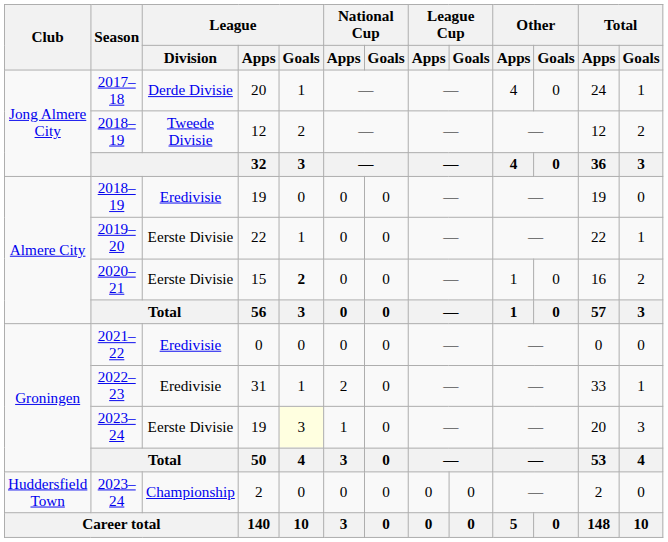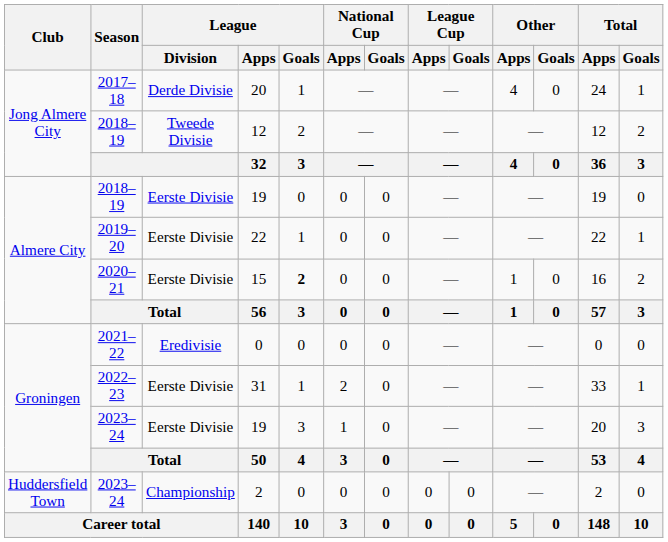(190, 196) Eredivisie -> (190, 196) Eerste Divisie
(190, 385) Eredivisie -> (190, 385) Eerste Divisie
(301, 427) lightyellow background -> (301, 427) no background
